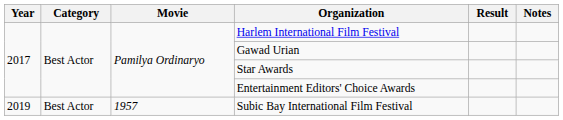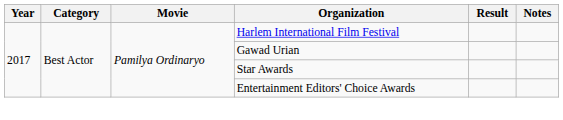- row: (325, 106)
